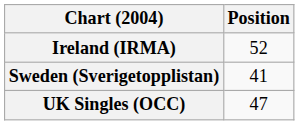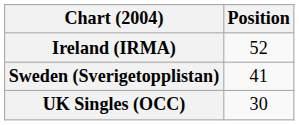(259, 104) 47 -> (259, 104) 30
